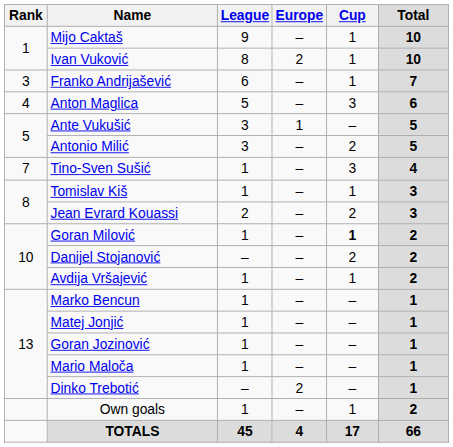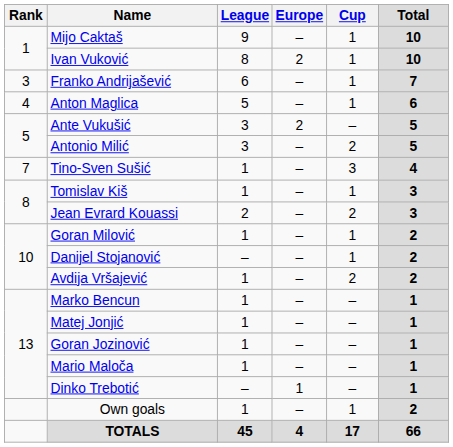(352, 103) 3 -> (352, 103) 1
(299, 125) 1 -> (299, 125) 2
(352, 235) bold -> (352, 235) normal
(352, 256) 2 -> (352, 256) 1
(352, 278) 1 -> (352, 278) 2
(299, 388) 2 -> (299, 388) 1
